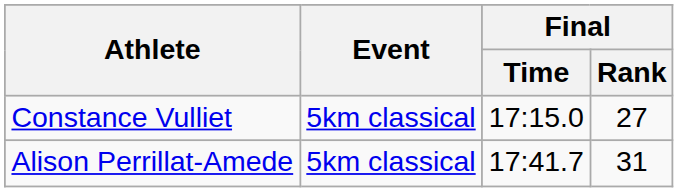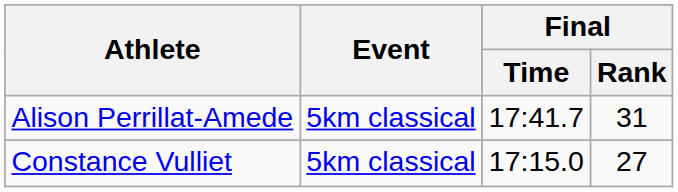rows swapped: (152, 162) <-> (122, 117)
